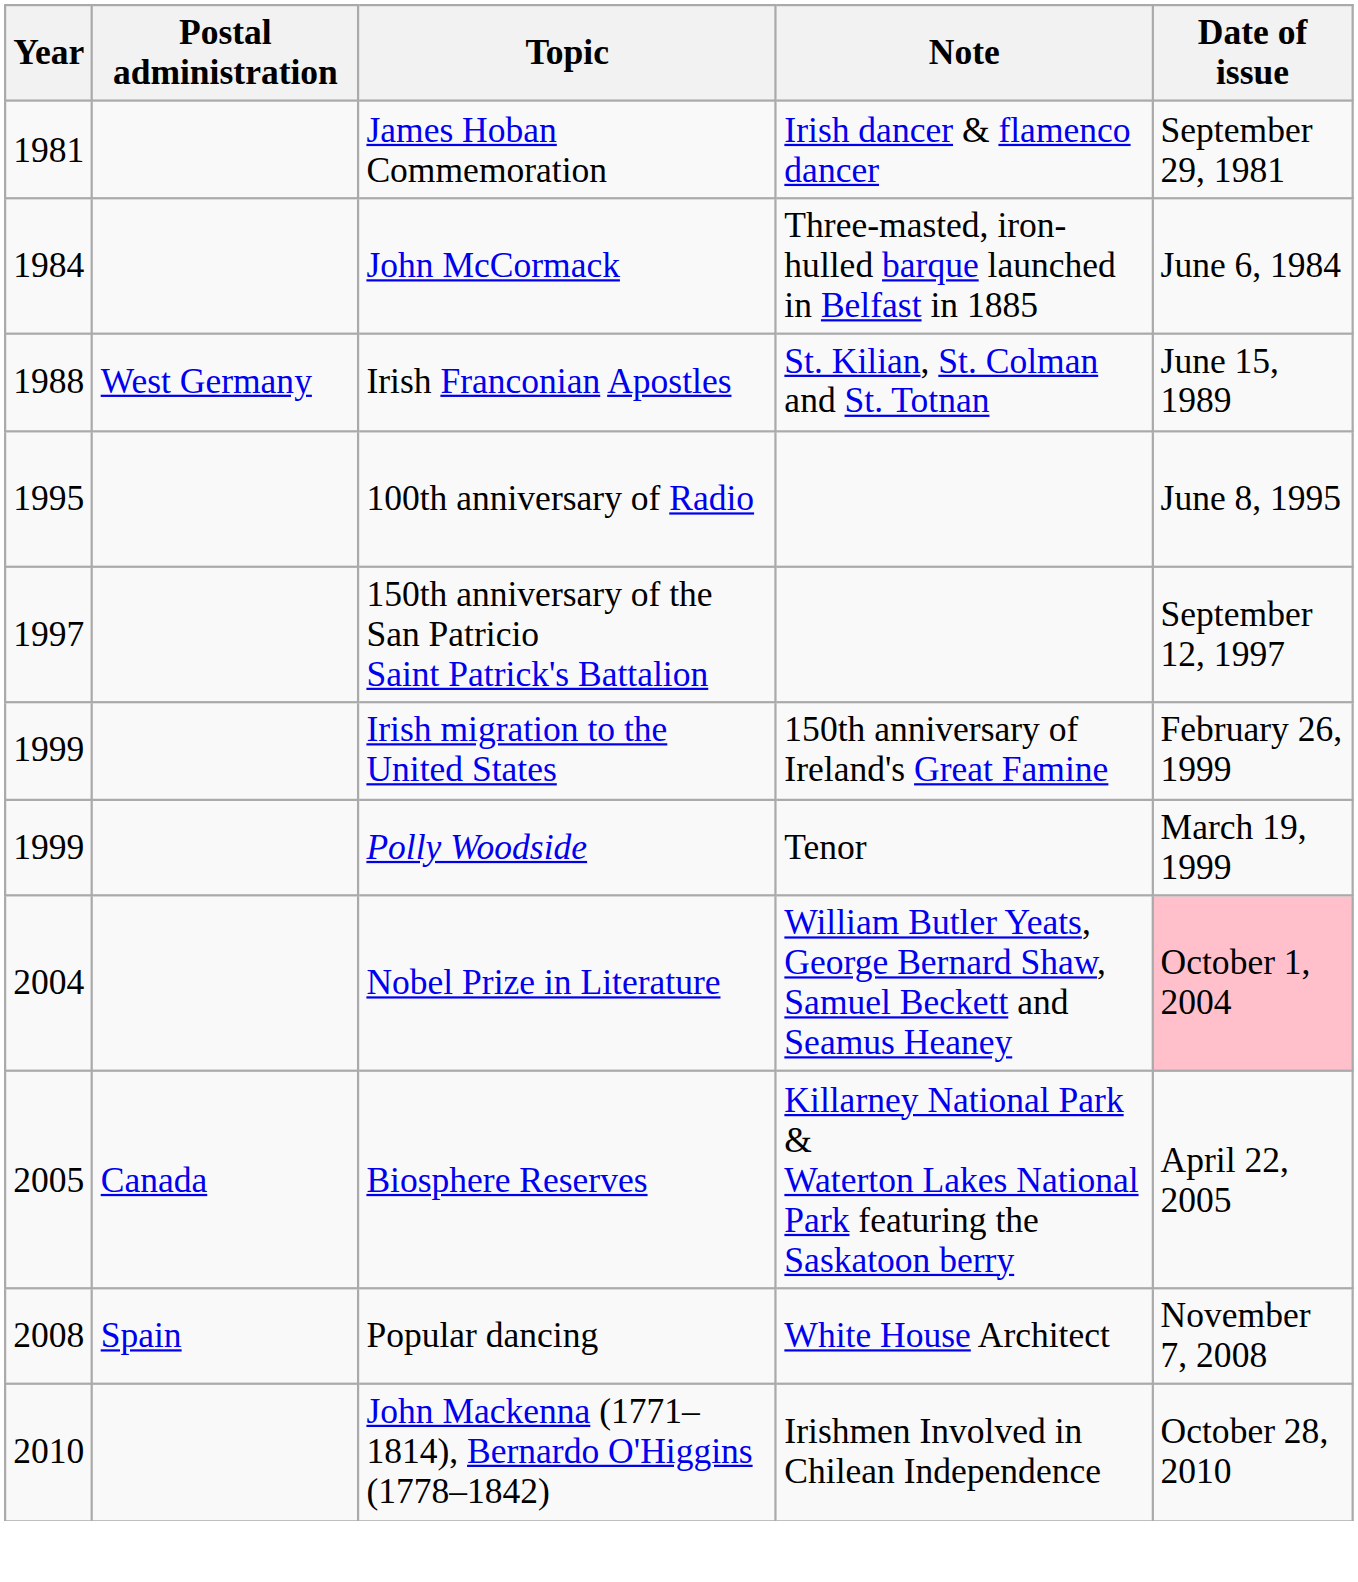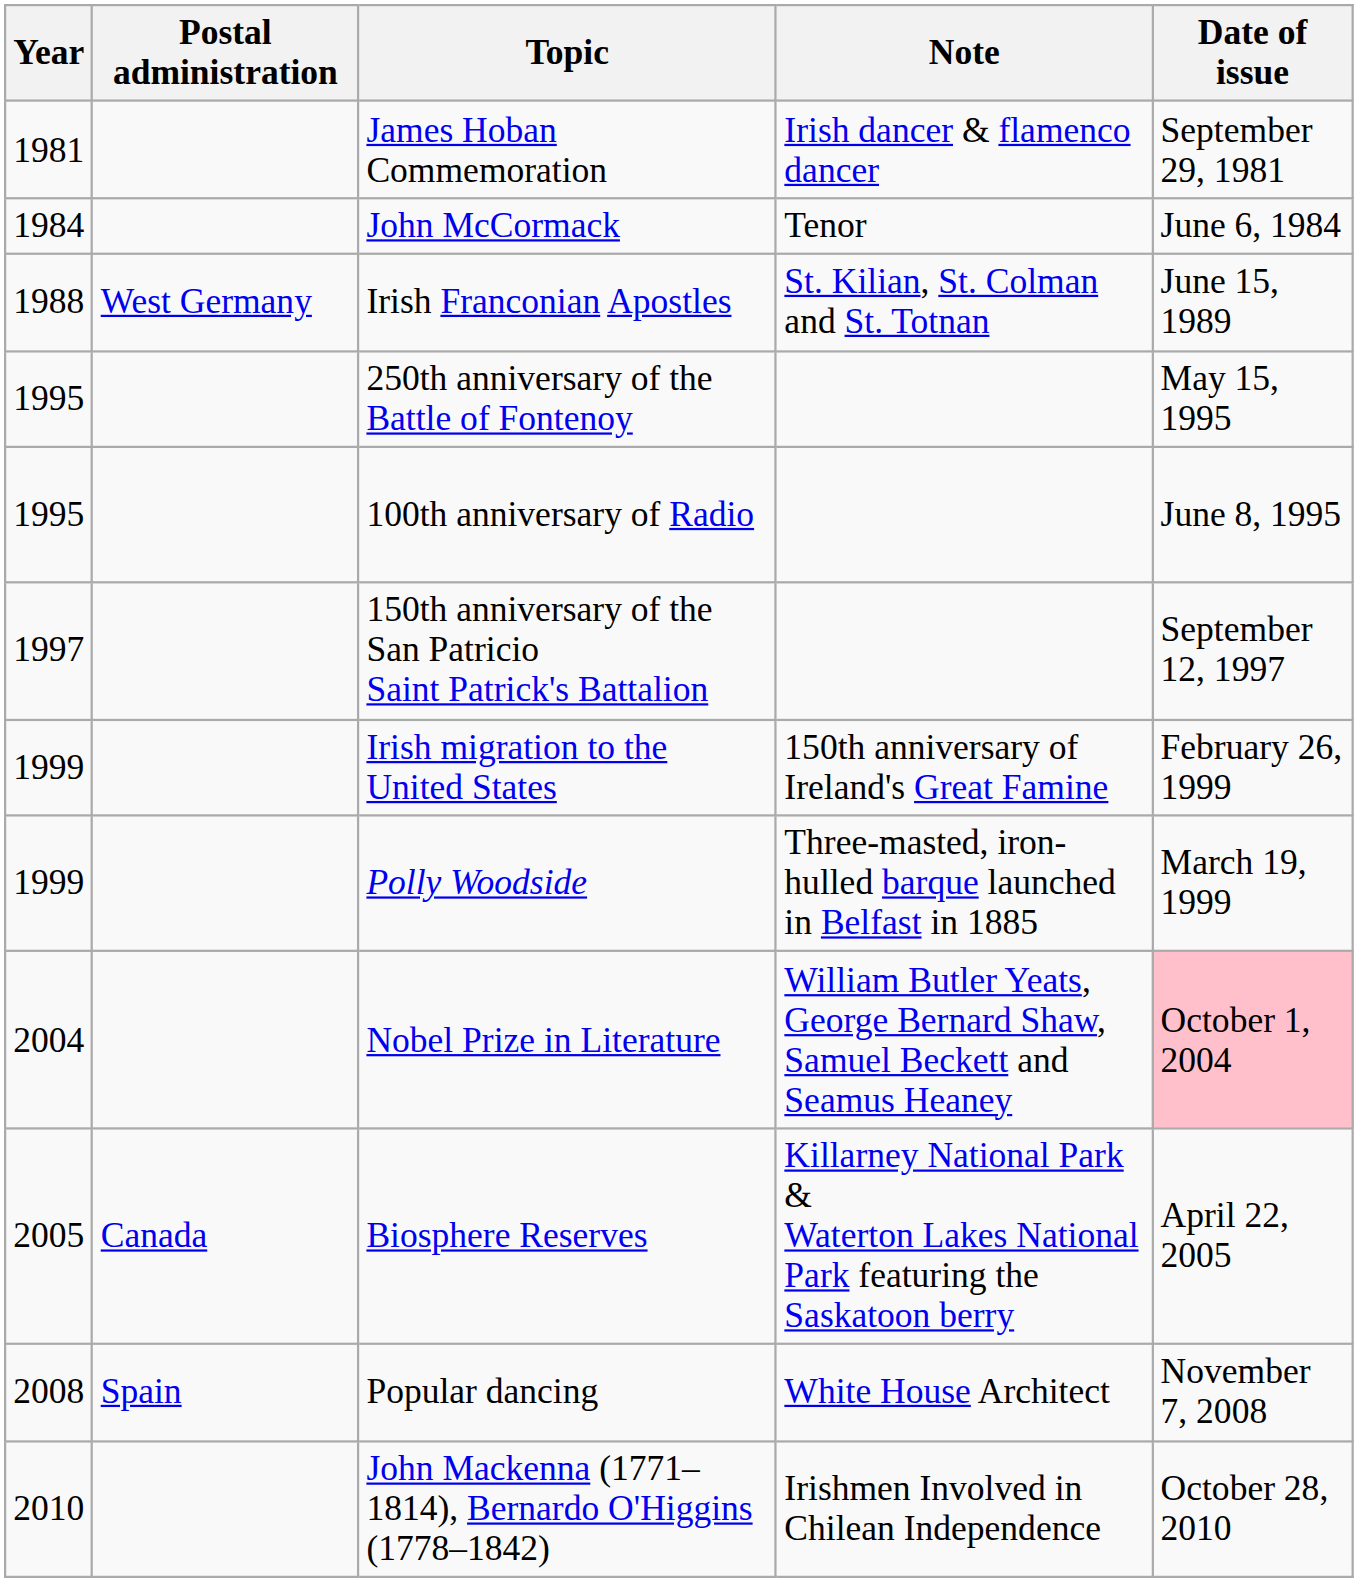(950, 265) Three-masted, iron-hulled barque launched in Belfast in 1885 -> (826, 225) Tenor
+ row: (540, 397)
(826, 846) Tenor -> (950, 882) Three-masted, iron-hulled barque launched in Belfast in 1885
